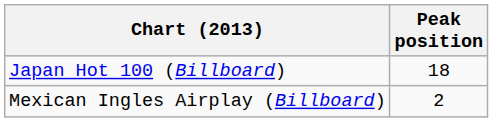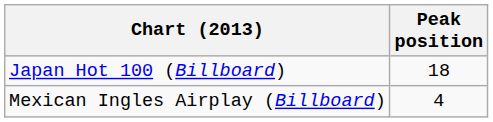(439, 101) 2 -> (439, 101) 4
